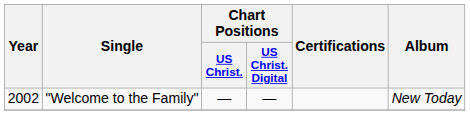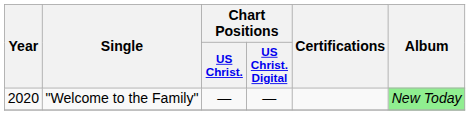(23, 98) 2002 -> (23, 98) 2020
(427, 98) no background -> (427, 98) lightgreen background
